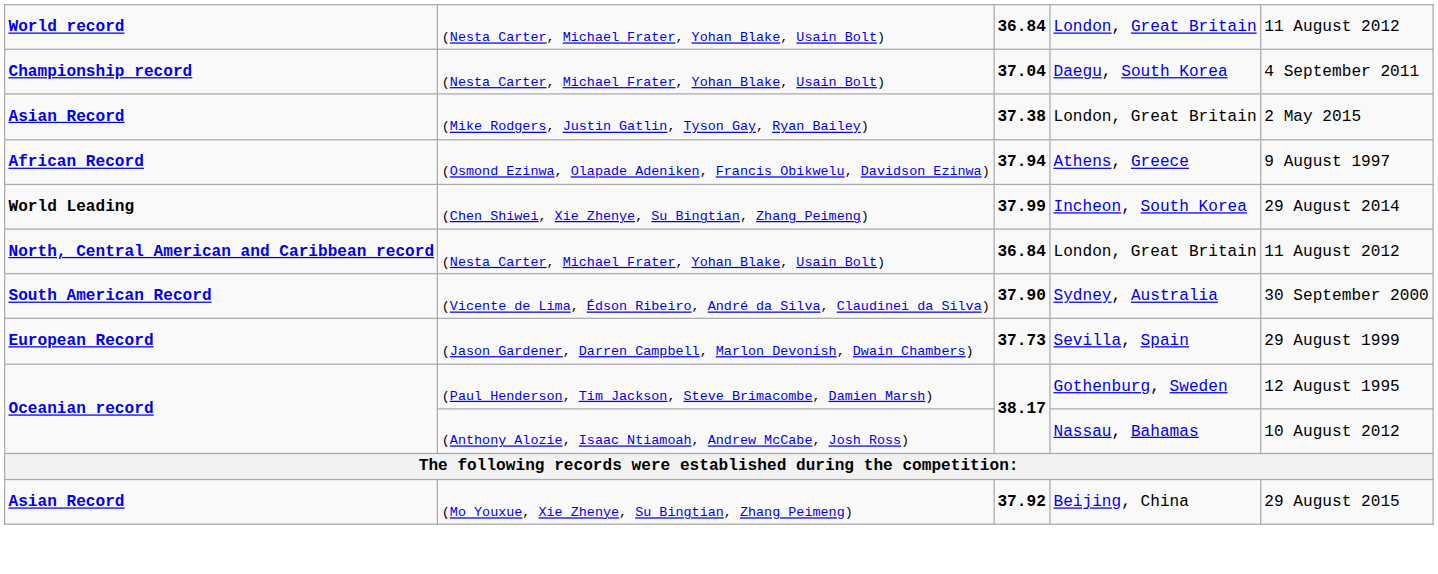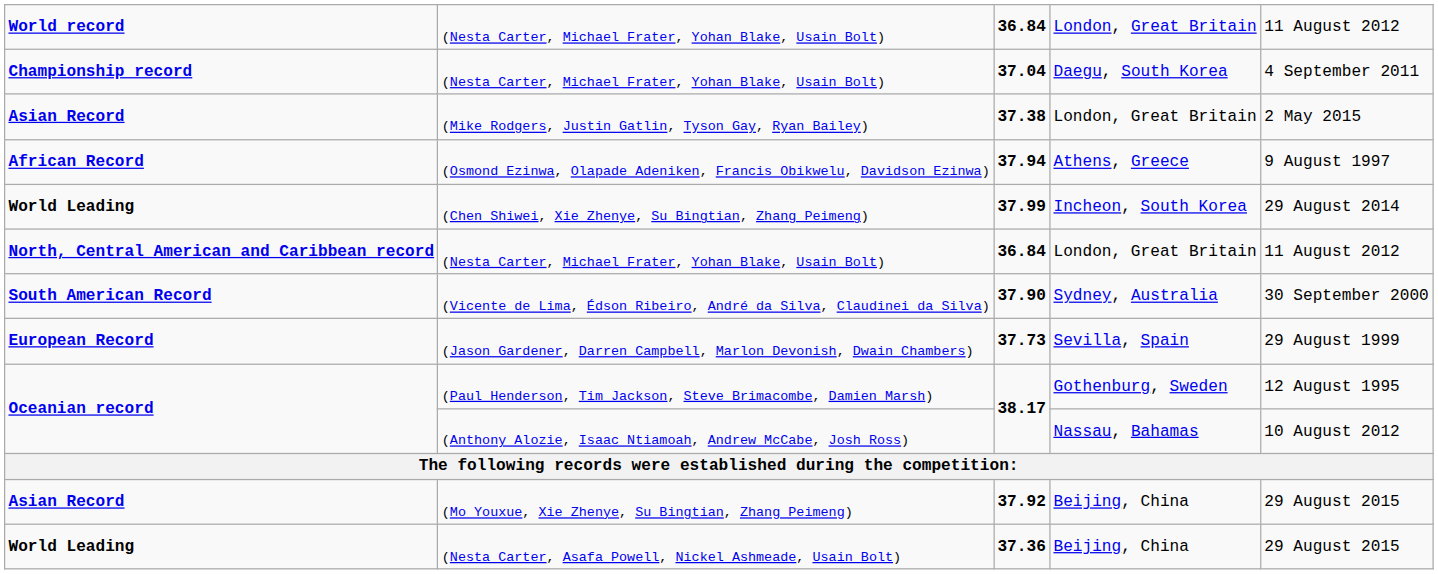+ row: (671, 557)
